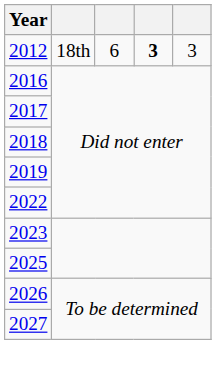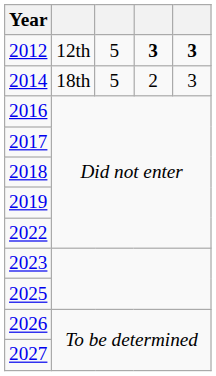(73, 50) 18th -> (73, 50) 12th
(114, 50) 6 -> (114, 50) 5
(192, 50) normal -> (192, 50) bold
+ row: (28, 80)
